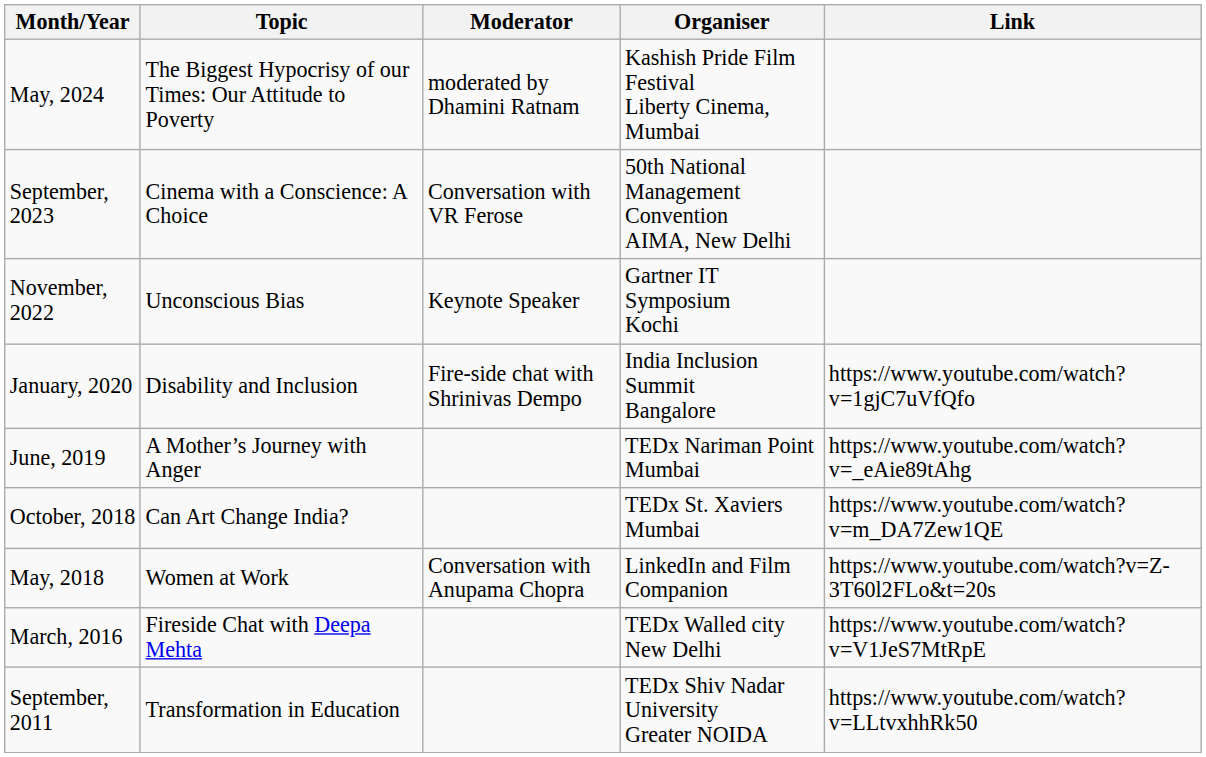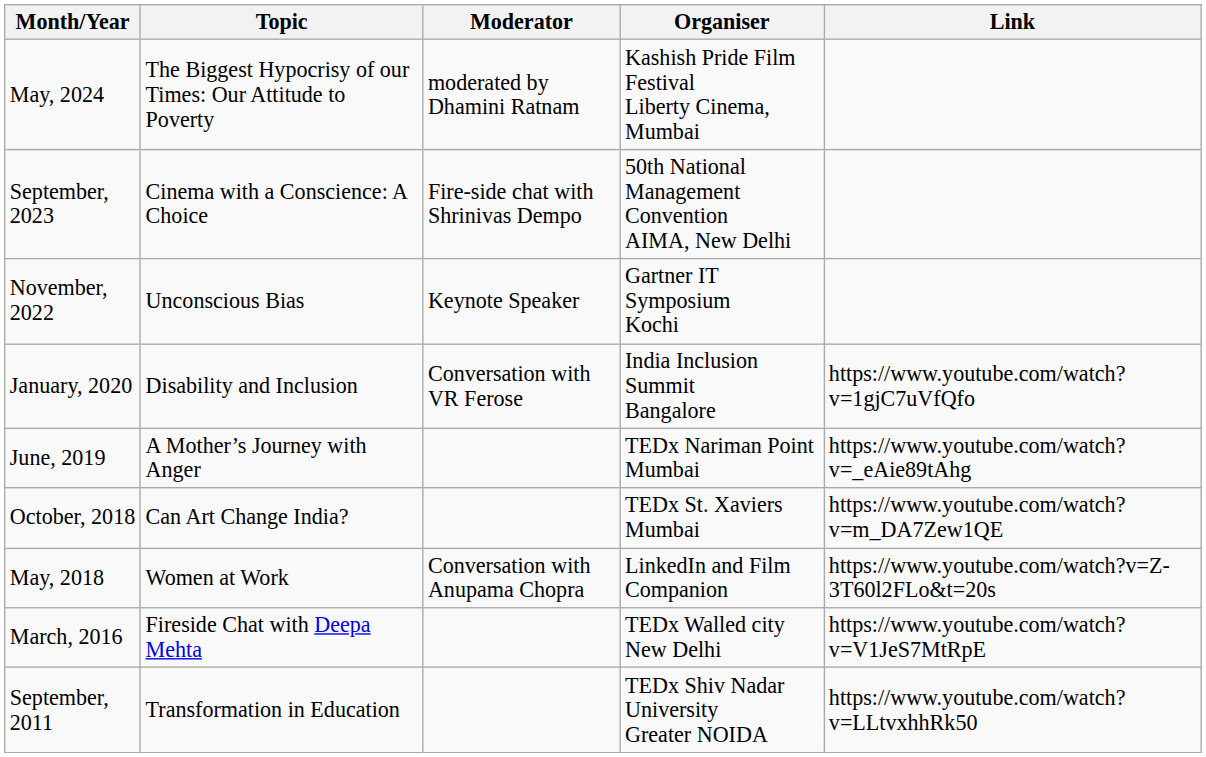(509, 203) Conversation with VR Ferose -> (511, 203) Fire-side chat with Shrinivas Dempo
(511, 385) Fire-side chat with Shrinivas Dempo -> (509, 385) Conversation with VR Ferose
